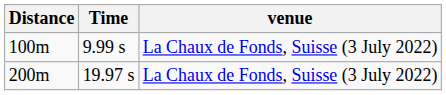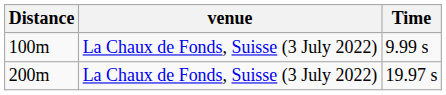columns swapped: (109, 18) <-> (290, 18)
